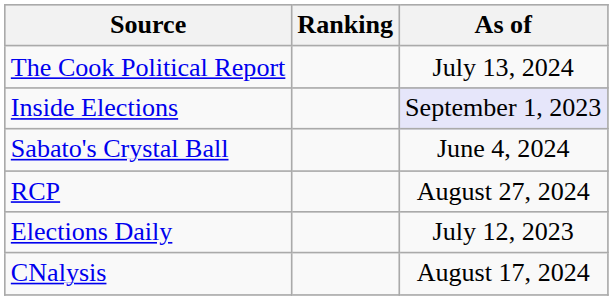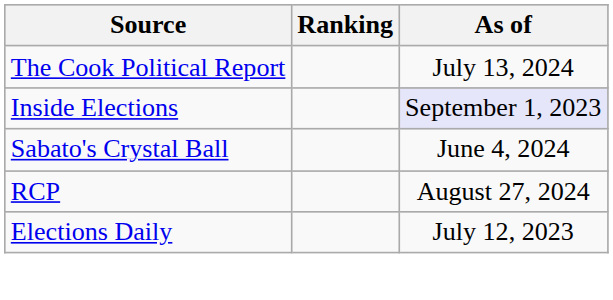- row: (59, 273)
